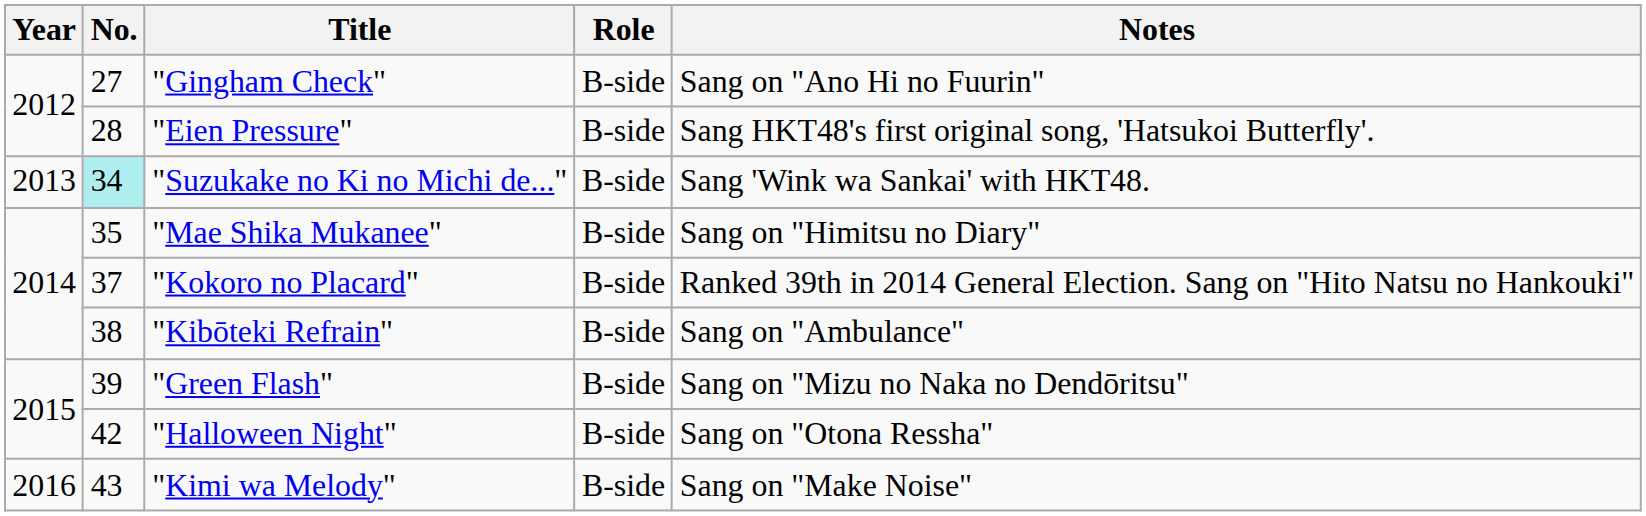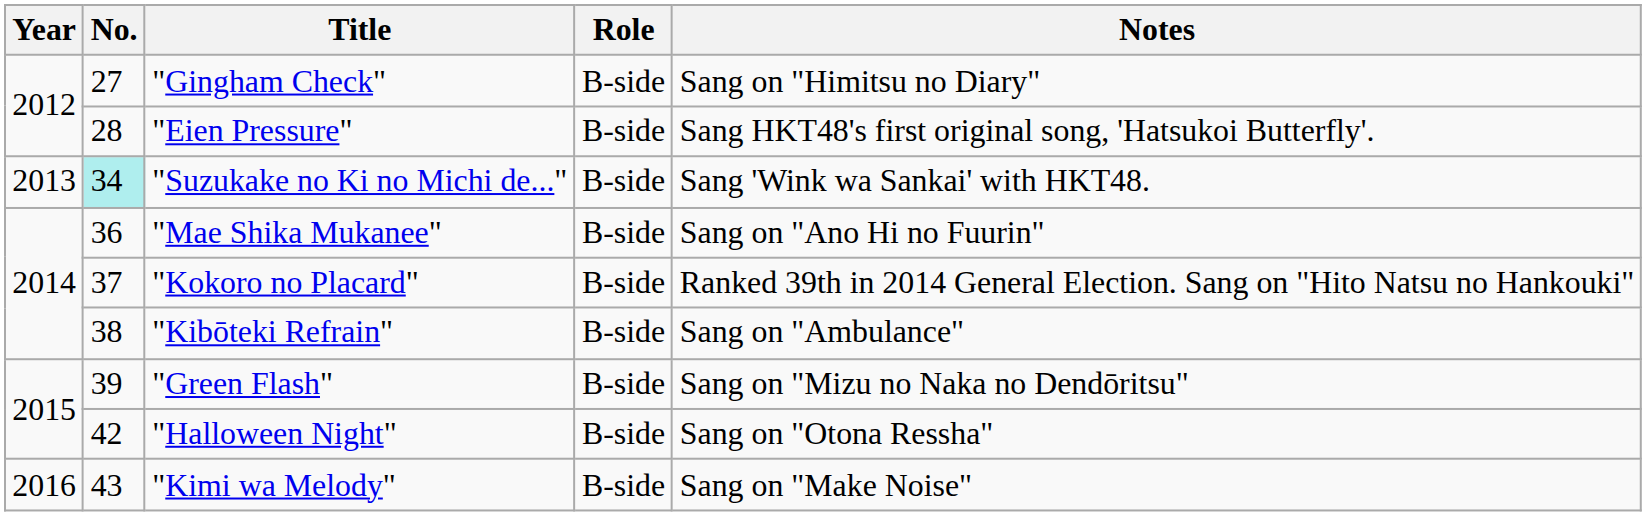(862, 80) Sang on "Ano Hi no Fuurin" -> (860, 80) Sang on "Himitsu no Diary"
(107, 231) 35 -> (107, 231) 36
(860, 231) Sang on "Himitsu no Diary" -> (862, 231) Sang on "Ano Hi no Fuurin"
